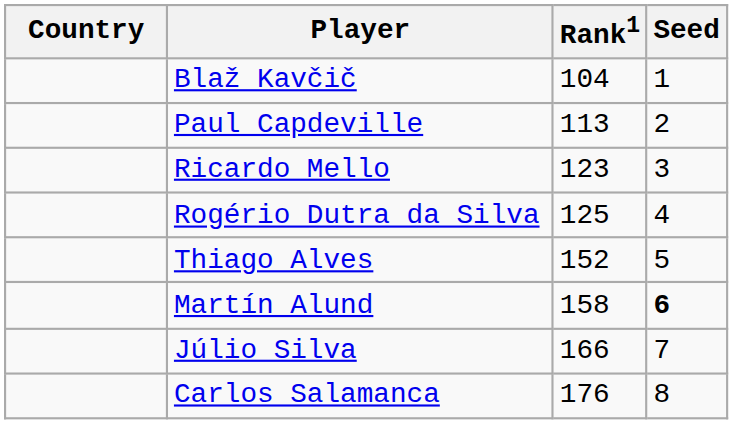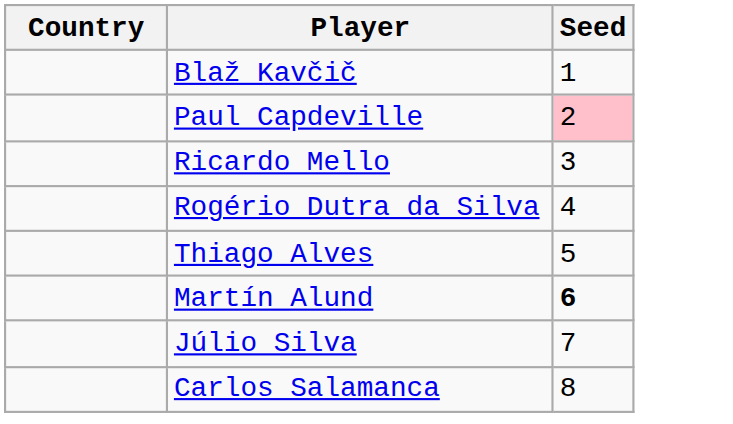- column: (600, 31)
(662, 125) no background -> (568, 118) pink background
